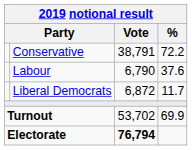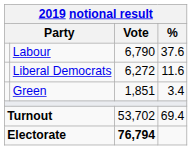- row: (48, 52)
(140, 91) 6,872 -> (140, 71) 6,272
(173, 91) 11.7 -> (173, 71) 11.6
+ row: (30, 91)
(173, 116) 69.9 -> (173, 116) 69.4
